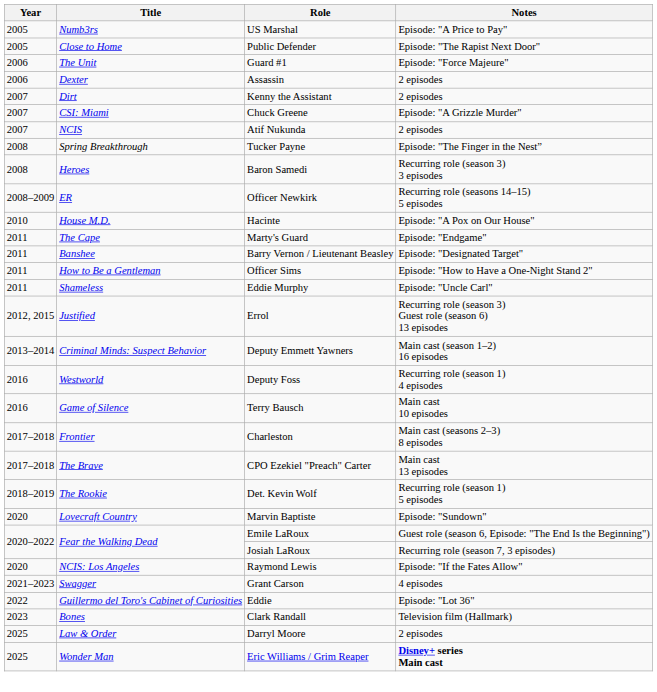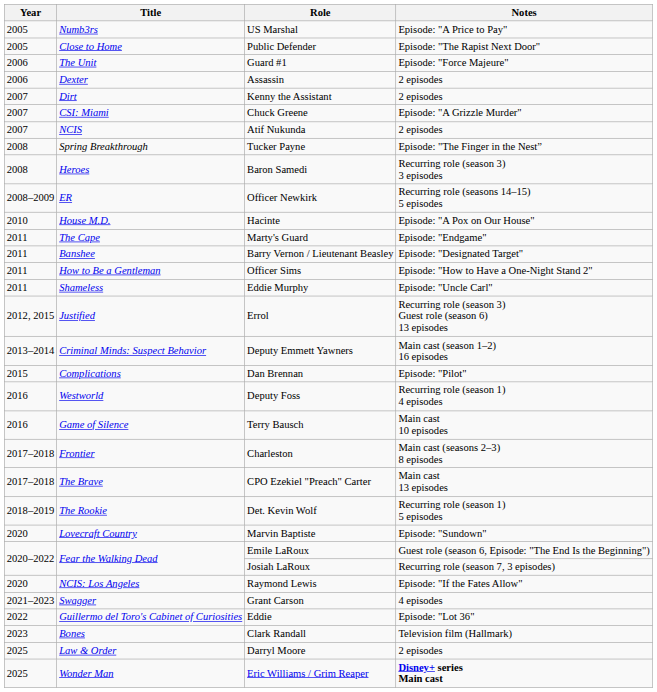+ row: (275, 373)
